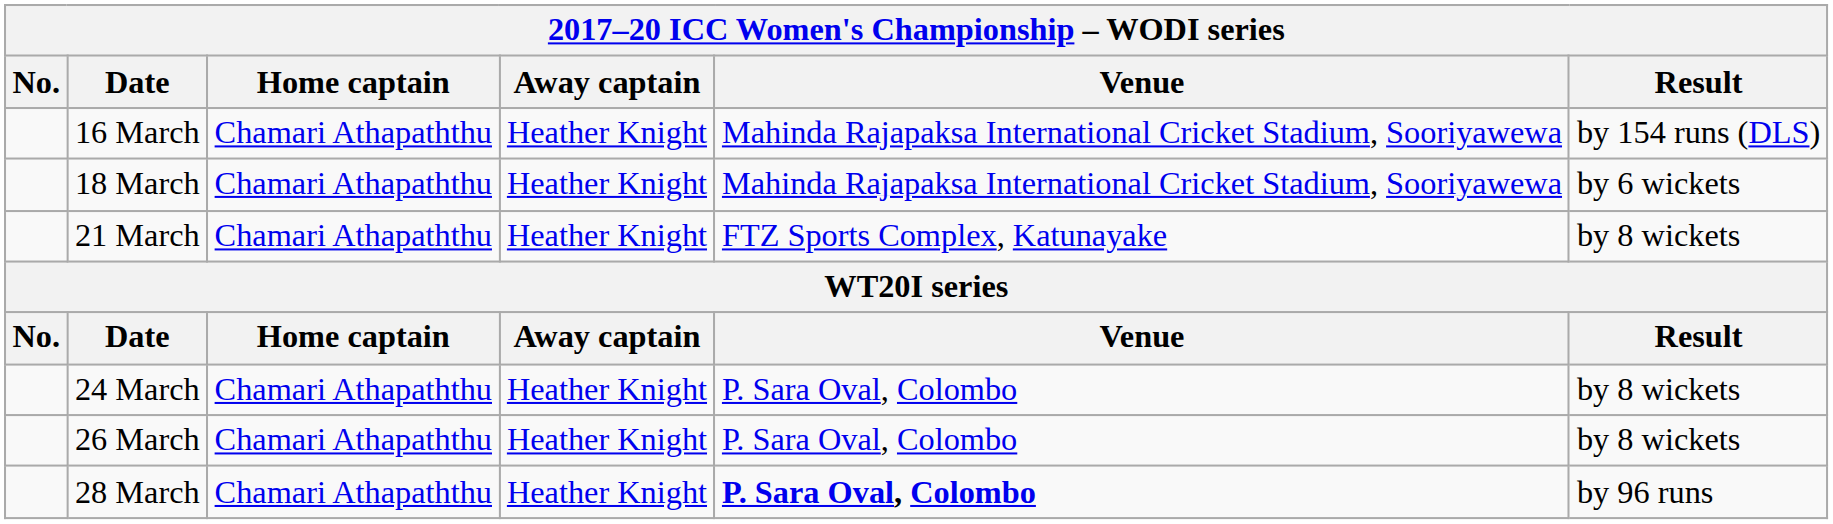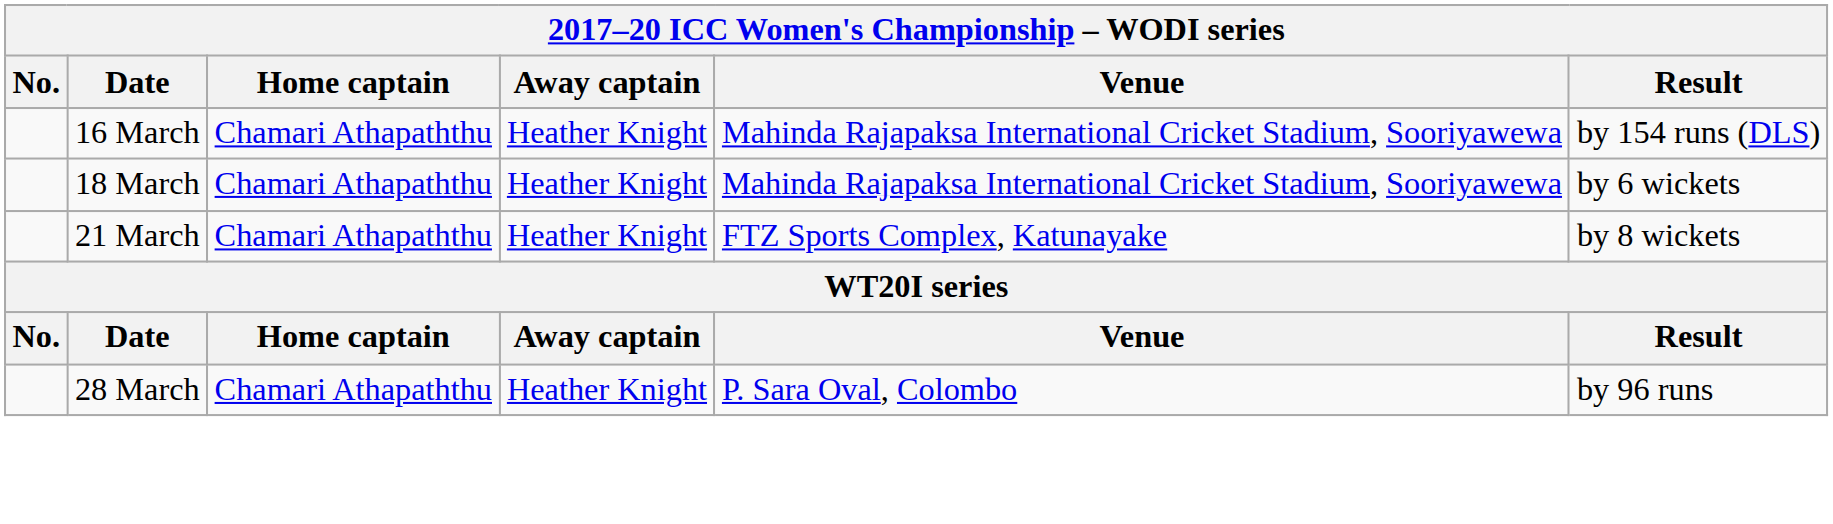- row: (137, 388)
- row: (137, 440)
(879, 491) bold -> (870, 388) normal
